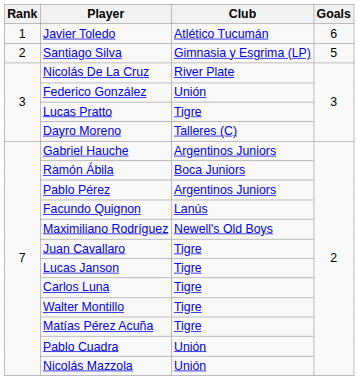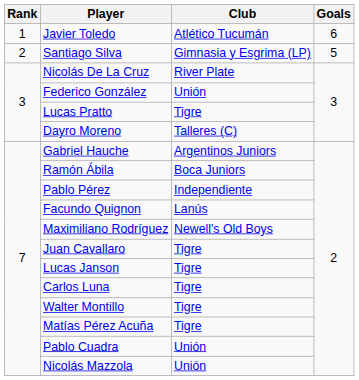(225, 190) Argentinos Juniors -> (213, 190) Independiente
